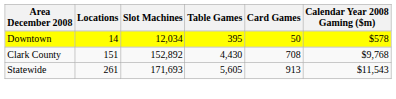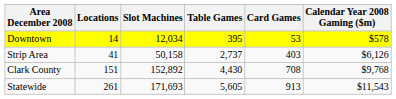(296, 39) 50 -> (296, 39) 53
+ row: (28, 54)
